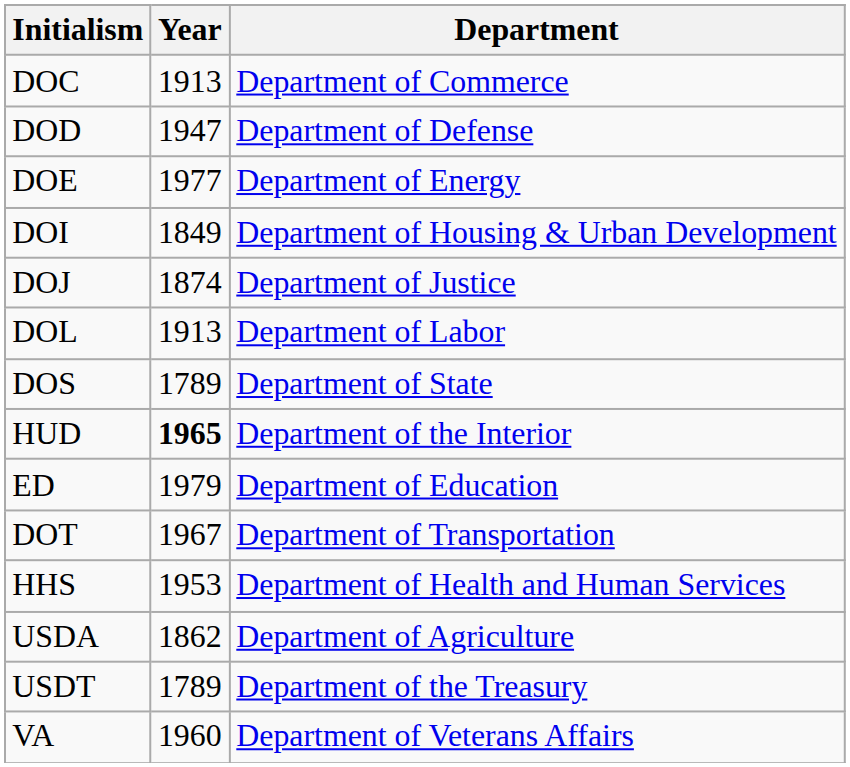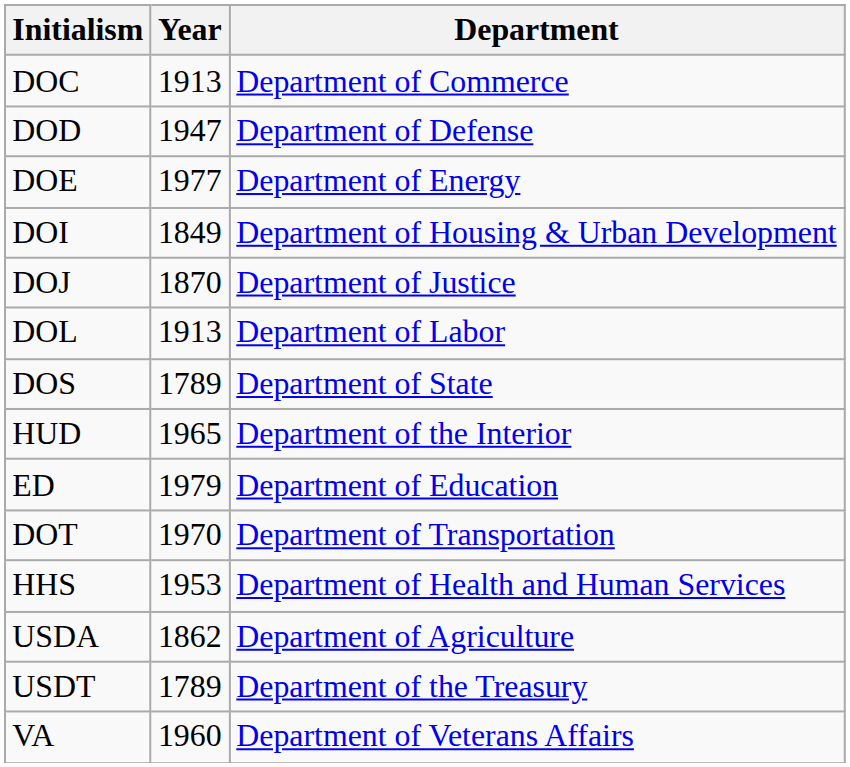(190, 282) 1874 -> (190, 282) 1870
(190, 433) bold -> (190, 433) normal
(190, 534) 1967 -> (190, 534) 1970
